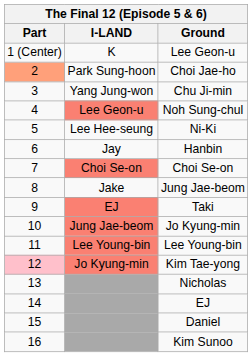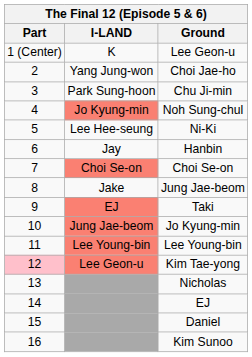(35, 71) lightsalmon background -> (35, 71) no background
(111, 71) Park Sung-hoon -> (111, 71) Yang Jung-won
(111, 91) Yang Jung-won -> (111, 91) Park Sung-hoon
(111, 110) Lee Geon-u -> (111, 110) Jo Kyung-min
(111, 264) Jo Kyung-min -> (111, 264) Lee Geon-u
